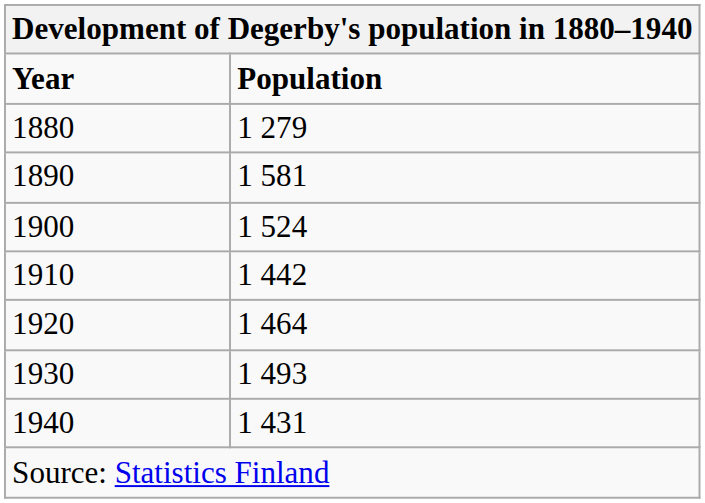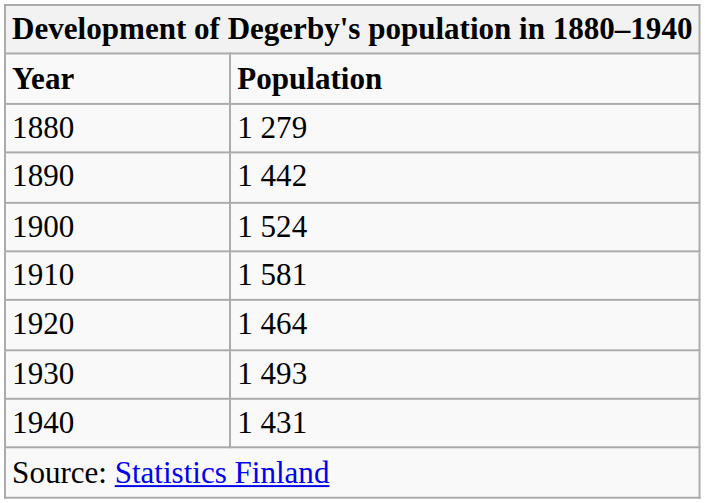(272, 176) 1 581 -> (272, 176) 1 442
(272, 275) 1 442 -> (272, 275) 1 581
